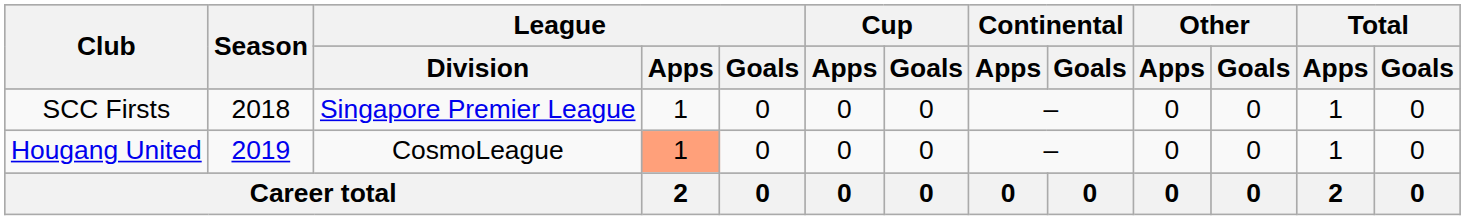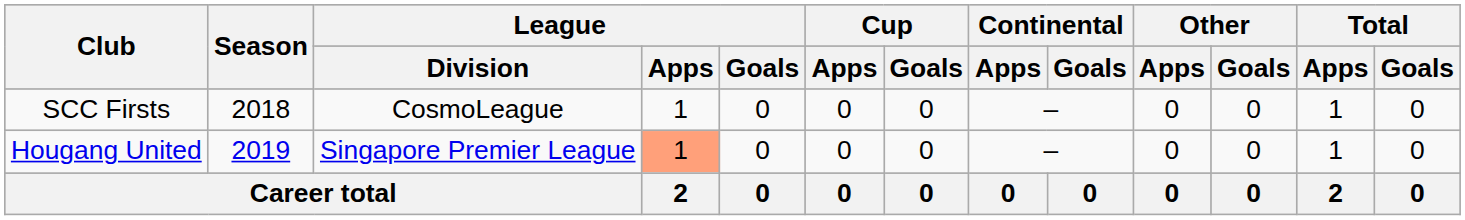(478, 109) Singapore Premier League -> (478, 109) CosmoLeague
(478, 151) CosmoLeague -> (478, 151) Singapore Premier League
